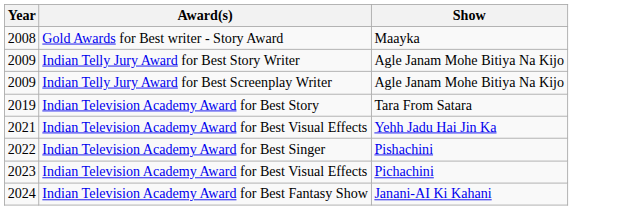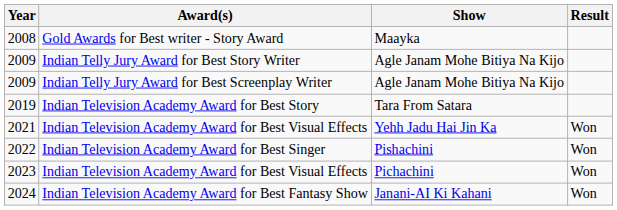+ column: (590, 15)
